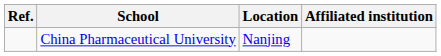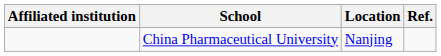columns swapped: (369, 16) <-> (21, 16)
